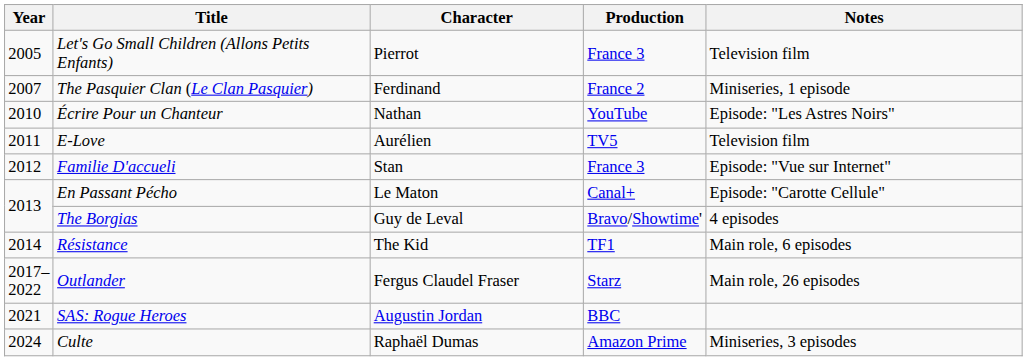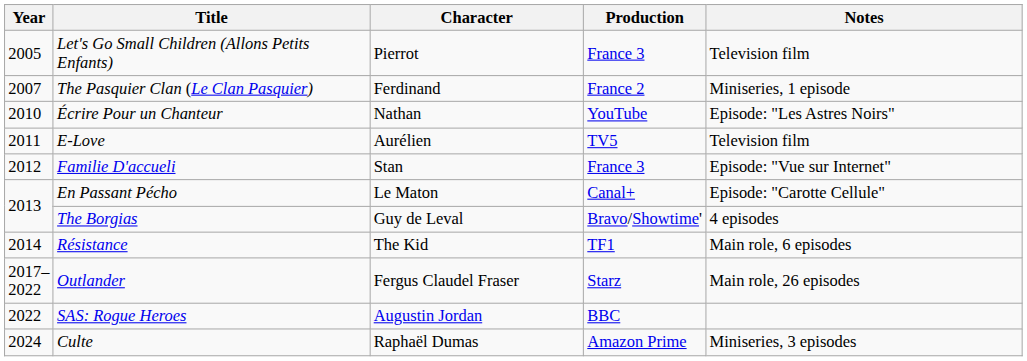(25, 316) 2021 -> (25, 316) 2022
